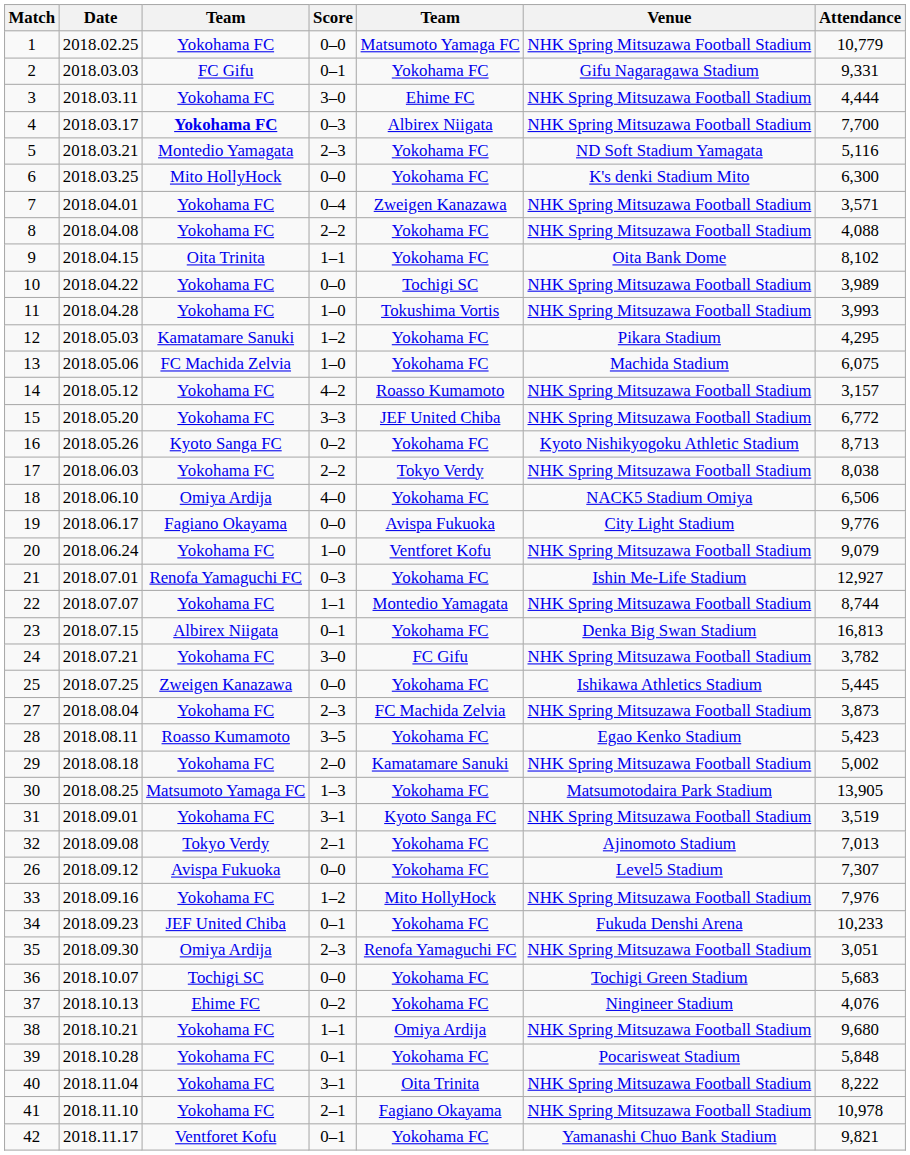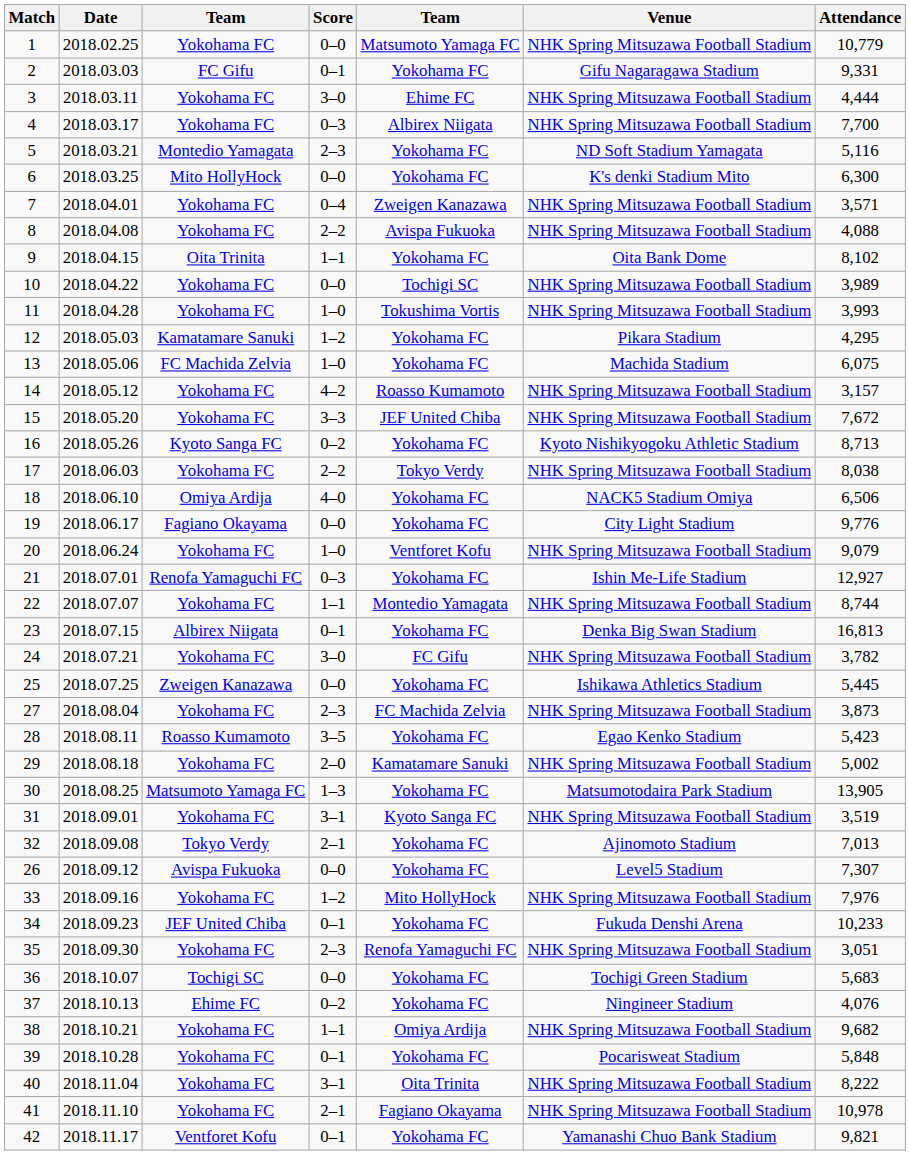(226, 124) bold -> (226, 124) normal
(440, 230) Yokohama FC -> (440, 230) Avispa Fukuoka
(860, 417) 6,772 -> (860, 417) 7,672
(440, 524) Avispa Fukuoka -> (440, 524) Yokohama FC
(226, 950) Omiya Ardija -> (226, 950) Yokohama FC
(860, 1030) 9,680 -> (860, 1030) 9,682
